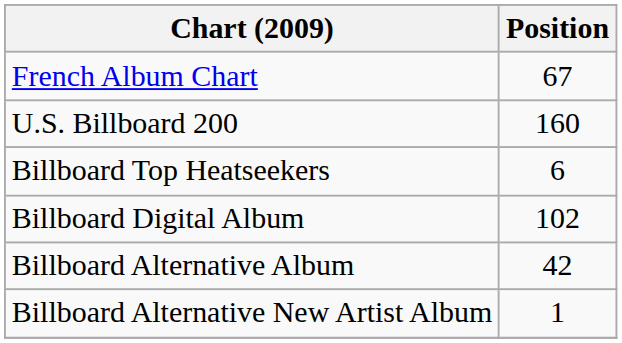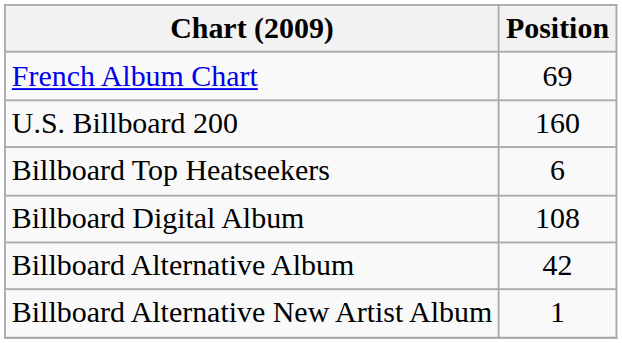(557, 75) 67 -> (557, 75) 69
(557, 218) 102 -> (557, 218) 108
